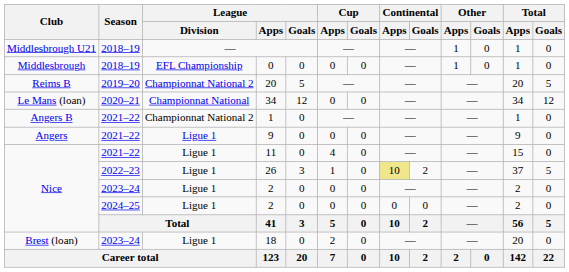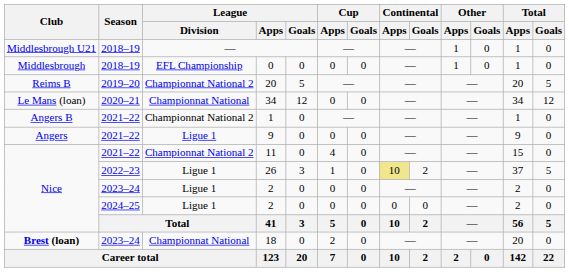(199, 153) Ligue 1 -> (199, 153) Championnat National 2
(52, 240) normal -> (52, 240) bold
(199, 240) Ligue 1 -> (199, 240) Championnat National
